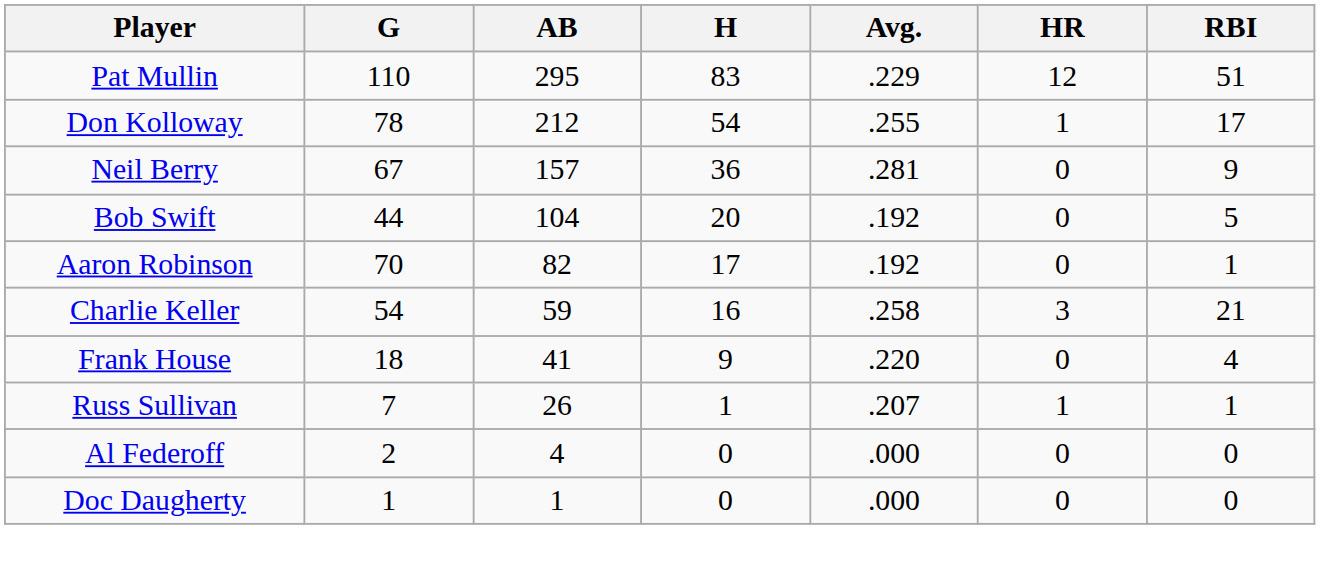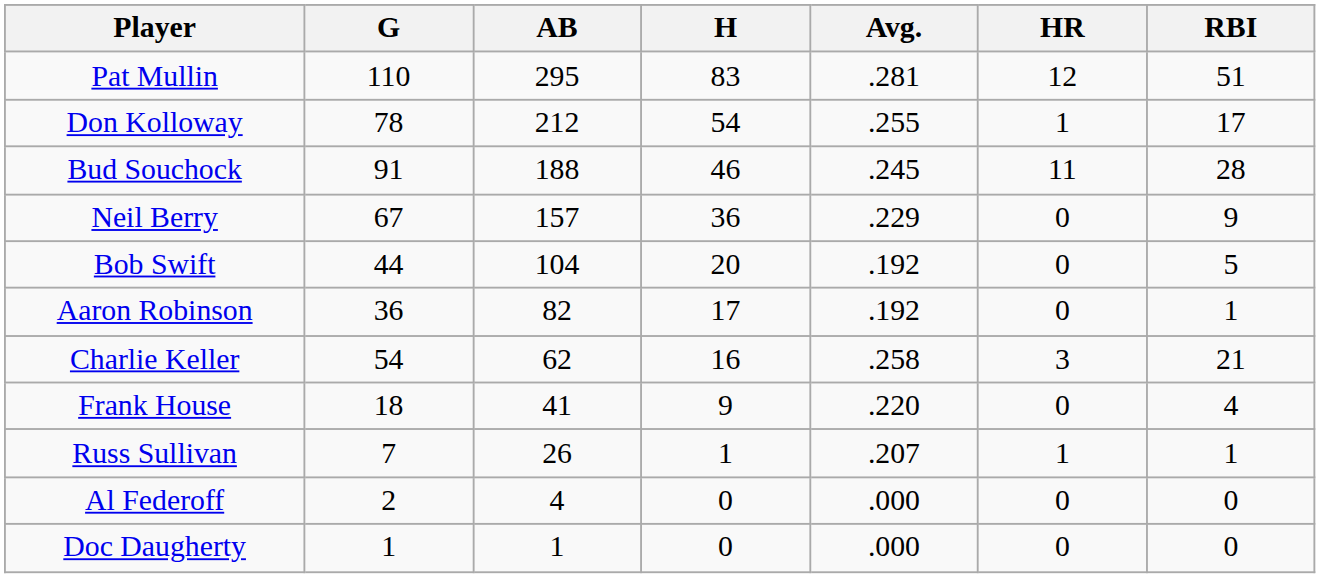(894, 75) .229 -> (894, 75) .281
+ row: (155, 169)
(894, 169) .281 -> (894, 216) .229
(389, 264) 70 -> (389, 311) 36
(557, 311) 59 -> (557, 358) 62
